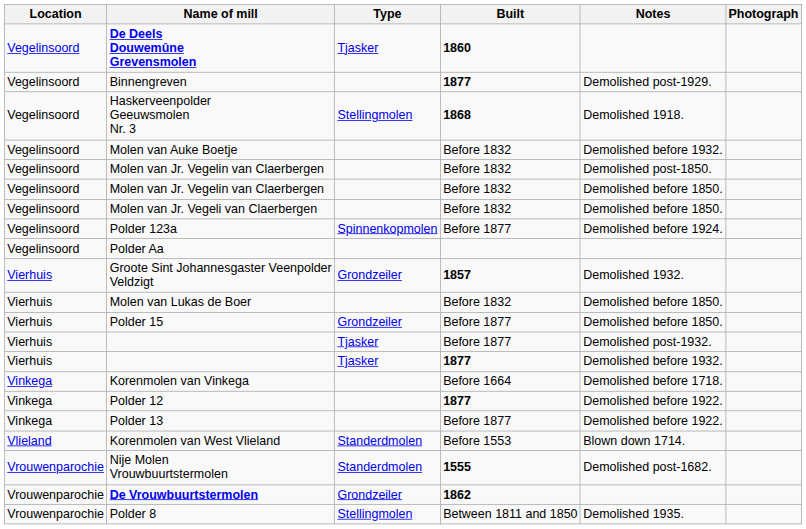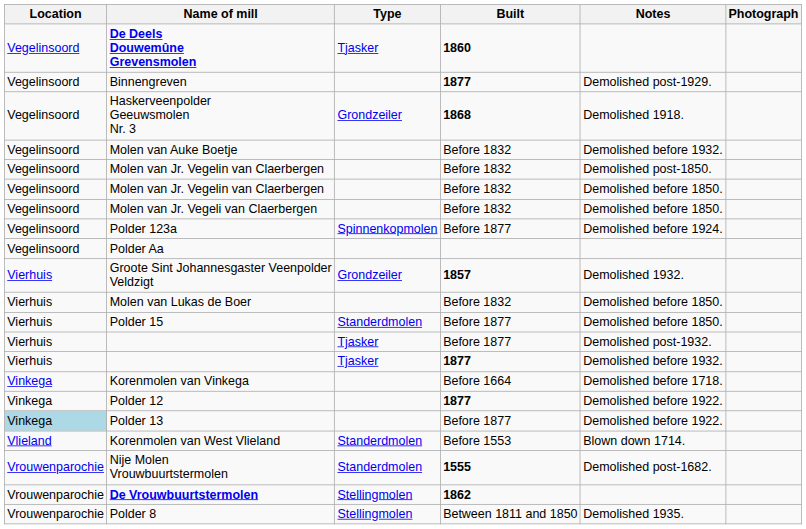(375, 115) Stellingmolen -> (370, 115) Grondzeiler
(370, 322) Grondzeiler -> (380, 322) Standerdmolen
(30, 421) no background -> (30, 421) lightblue background
(370, 494) Grondzeiler -> (375, 494) Stellingmolen
